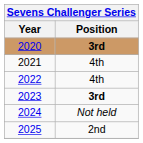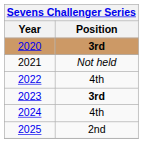(97, 63) 4th -> (97, 63) Not held
(97, 113) Not held -> (97, 113) 4th
